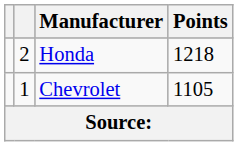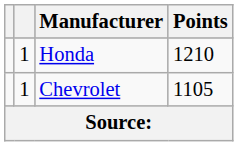(24, 54) 2 -> (24, 54) 1
(193, 54) 1218 -> (193, 54) 1210
